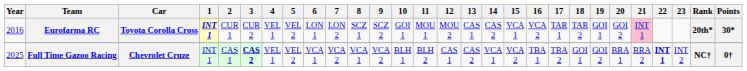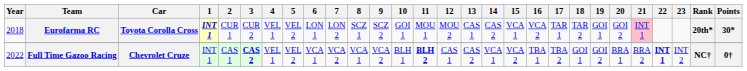(15, 30) 2016 -> (15, 30) 2018
(15, 54) 2025 -> (15, 54) 2022
(425, 54) normal -> (425, 54) bold
